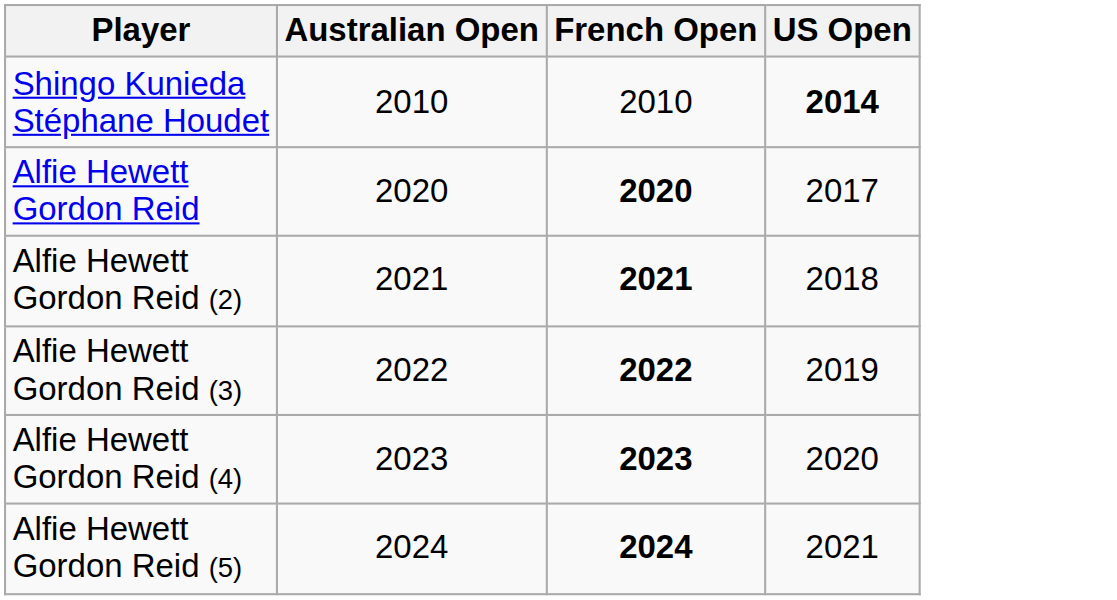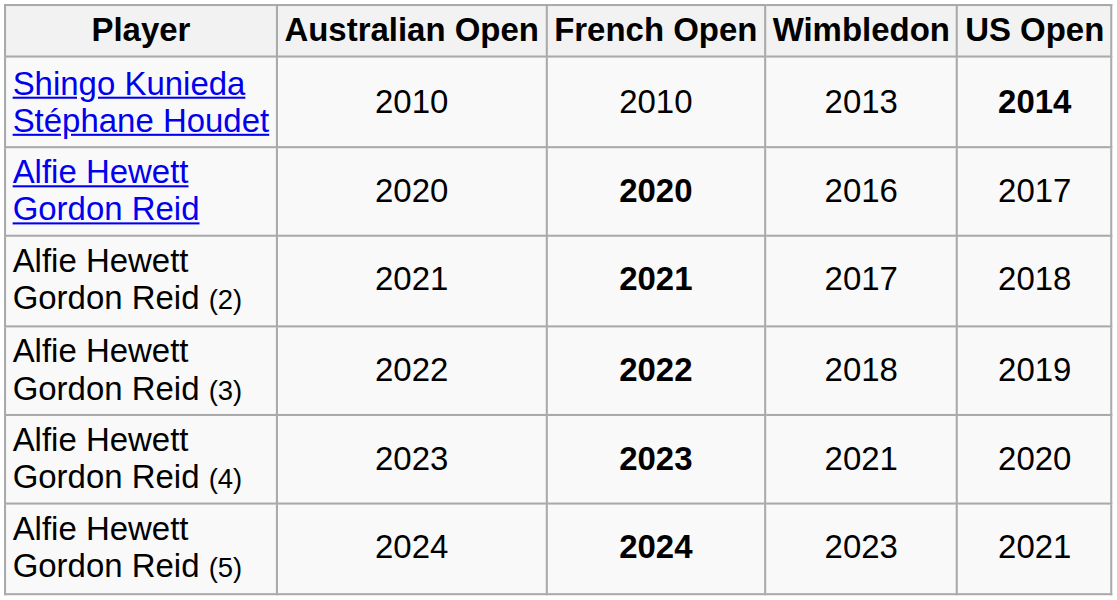+ column: (861, 30)
